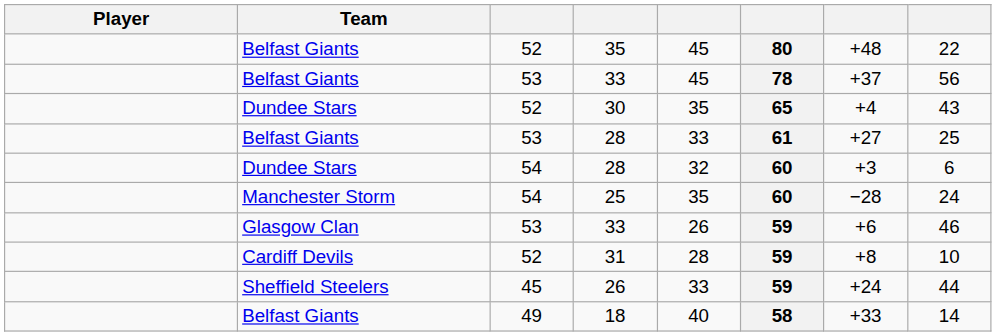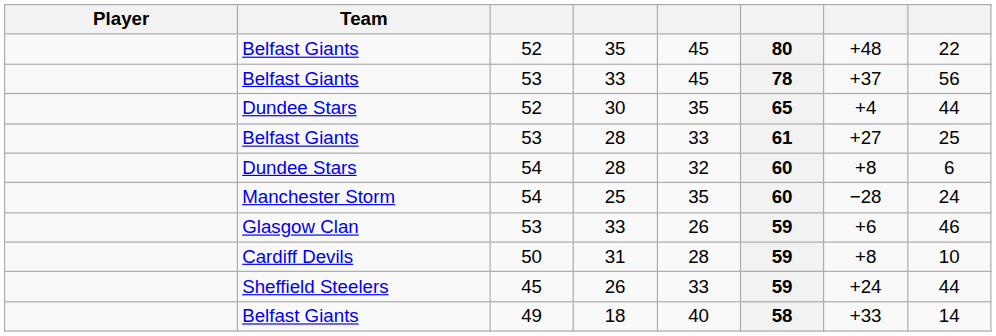(949, 108) 43 -> (949, 108) 44
(866, 167) +3 -> (866, 167) +8
(532, 256) 52 -> (532, 256) 50
